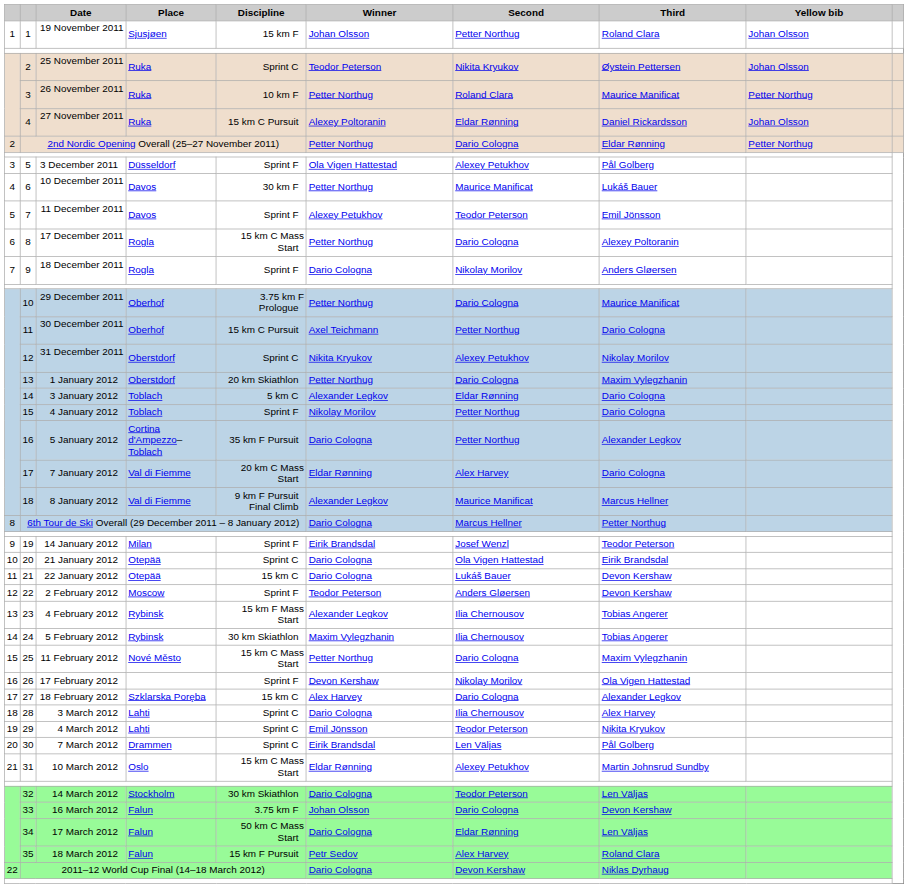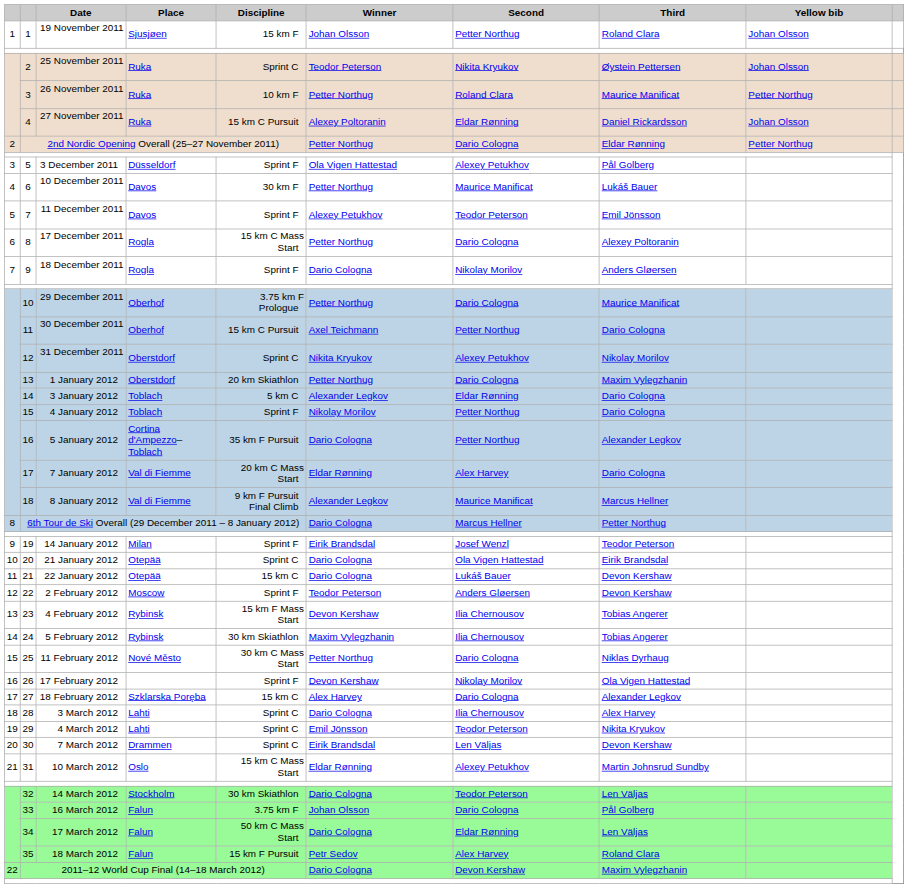(348, 614) Alexander Legkov -> (344, 614) Devon Kershaw
(272, 658) 15 km C Mass Start -> (272, 658) 30 km C Mass Start
(644, 658) Maxim Vylegzhanin -> (635, 658) Niklas Dyrhaug
(628, 745) Pål Golberg -> (637, 745) Devon Kershaw
(637, 810) Devon Kershaw -> (628, 810) Pål Golberg
(635, 870) Niklas Dyrhaug -> (644, 870) Maxim Vylegzhanin
